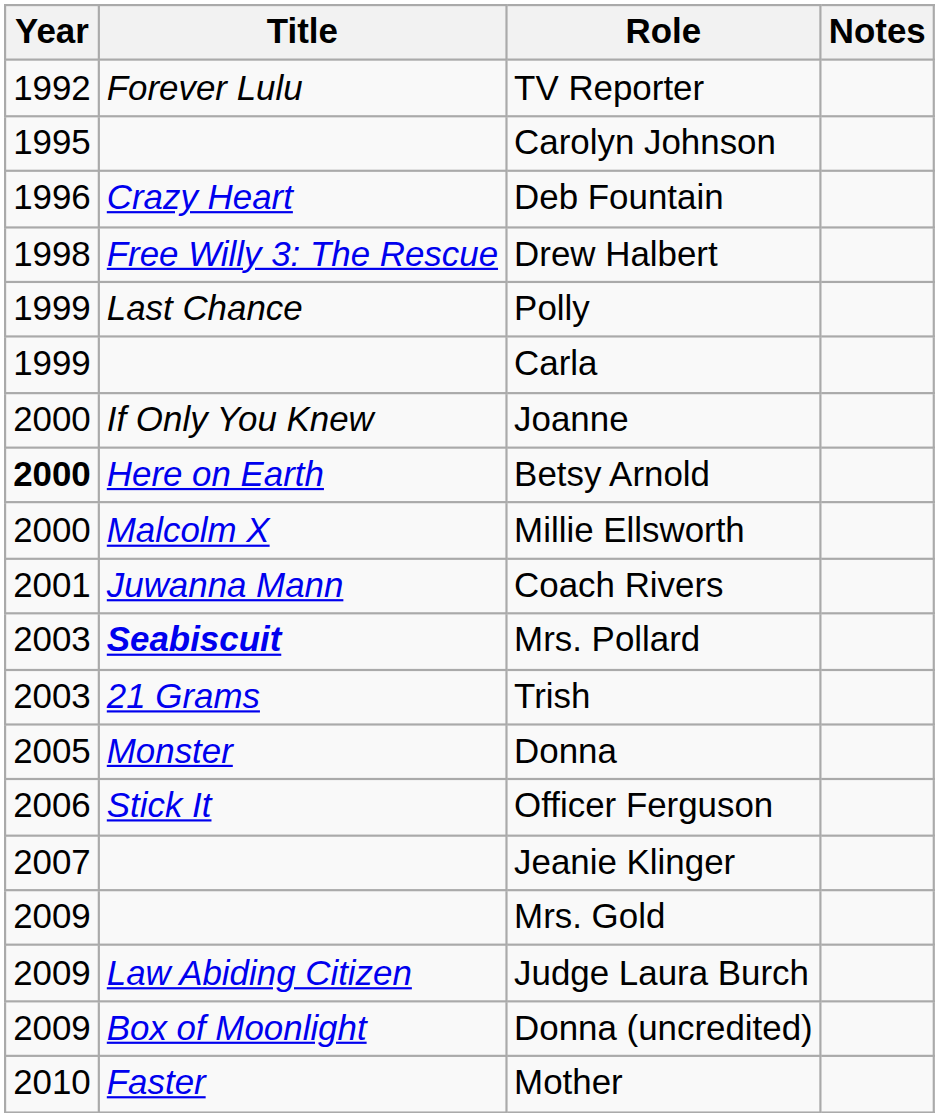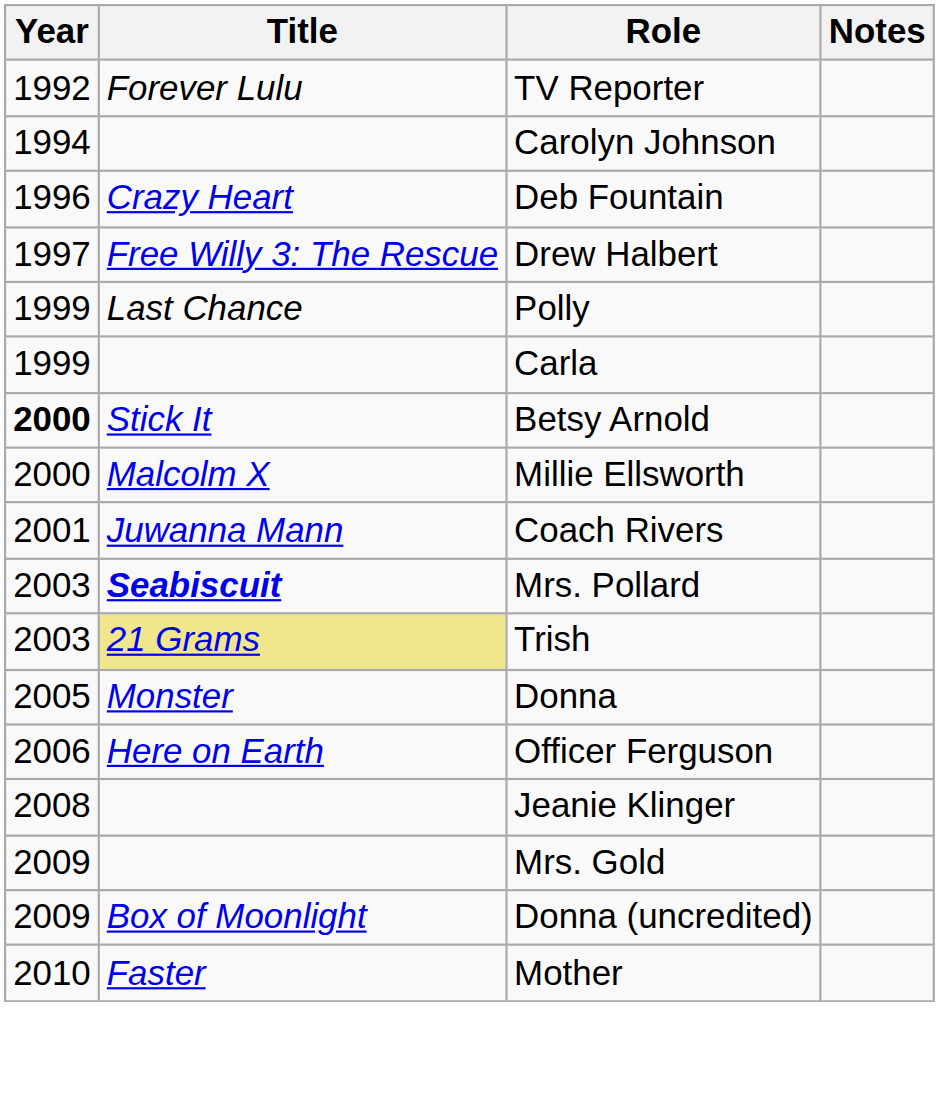(52, 142) 1995 -> (52, 142) 1994
(52, 253) 1998 -> (52, 253) 1997
- row: (571, 419)
(215, 474) Here on Earth -> (159, 419) Stick It
(183, 695) no background -> (183, 640) khaki background
(159, 806) Stick It -> (215, 751) Here on Earth
(52, 861) 2007 -> (52, 806) 2008
- row: (661, 972)
